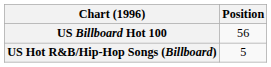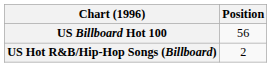(243, 52) 5 -> (243, 52) 2
